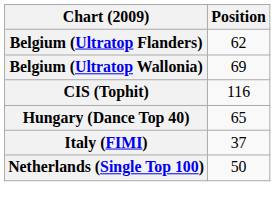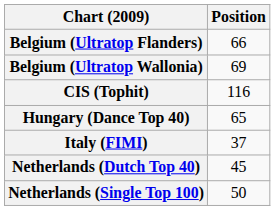(239, 42) 62 -> (239, 42) 66
+ row: (106, 167)
